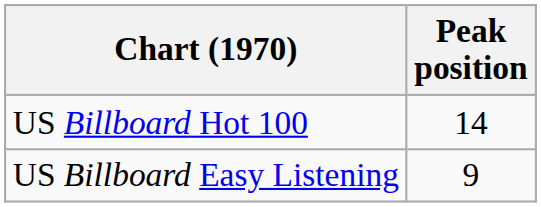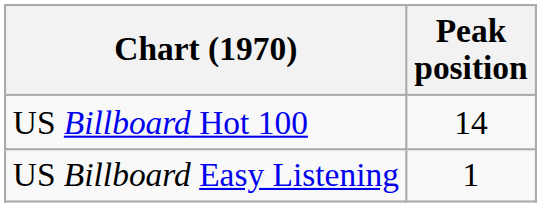(471, 174) 9 -> (471, 174) 1
